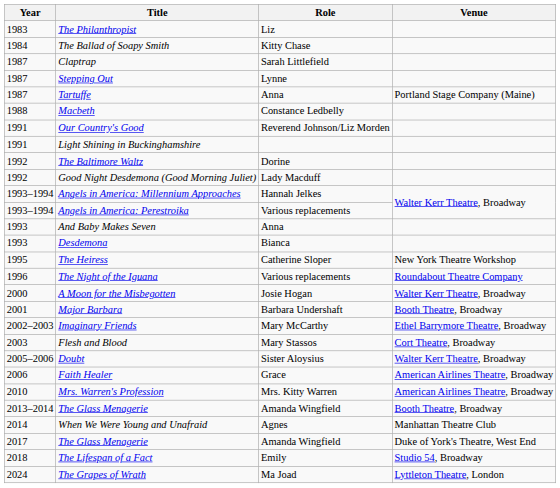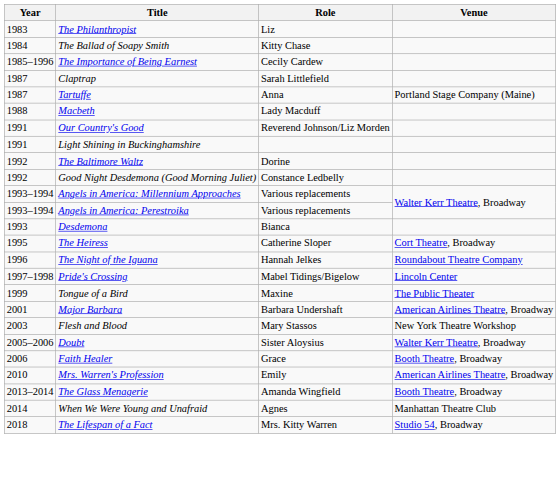+ row: (30, 62)
- row: (17, 78)
(302, 111) Constance Ledbelly -> (291, 111) Lady Macduff
(291, 177) Lady Macduff -> (302, 177) Constance Ledbelly
(291, 194) Hannah Jelkes -> (306, 194) Various replacements
- row: (17, 227)
(455, 260) New York Theatre Workshop -> (445, 243) Cort Theatre, Broadway
(306, 276) Various replacements -> (291, 260) Hannah Jelkes
+ row: (30, 276)
+ row: (17, 293)
- row: (17, 293)
(448, 309) Booth Theatre, Broadway -> (474, 309) American Airlines Theatre, Broadway
- row: (30, 326)
(445, 342) Cort Theatre, Broadway -> (455, 326) New York Theatre Workshop
(474, 375) American Airlines Theatre, Broadway -> (448, 359) Booth Theatre, Broadway
(299, 392) Mrs. Kitty Warren -> (274, 375) Emily
- row: (17, 441)
(274, 458) Emily -> (299, 425) Mrs. Kitty Warren
- row: (17, 474)
